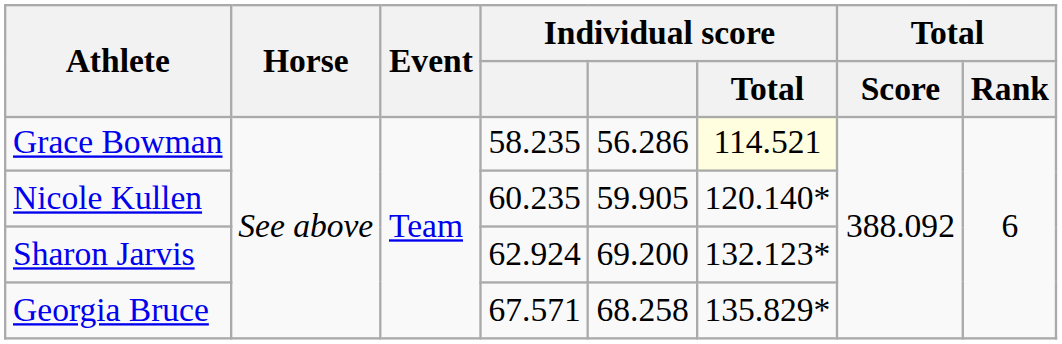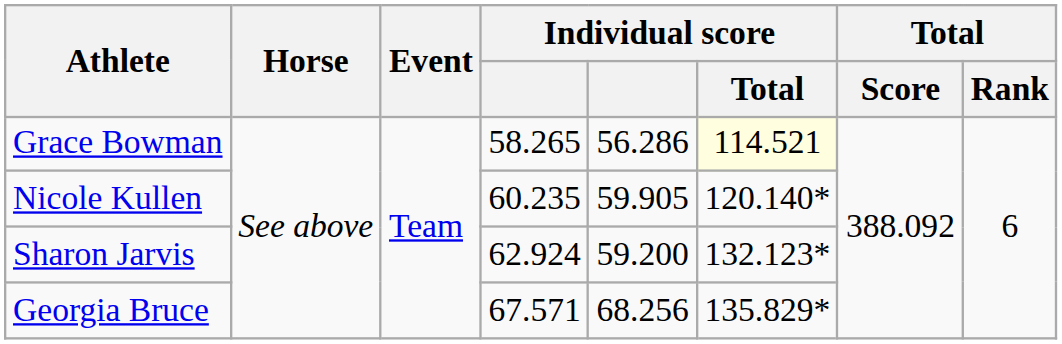(535, 143) 58.235 -> (535, 143) 58.265
(643, 253) 69.200 -> (643, 253) 59.200
(643, 309) 68.258 -> (643, 309) 68.256
